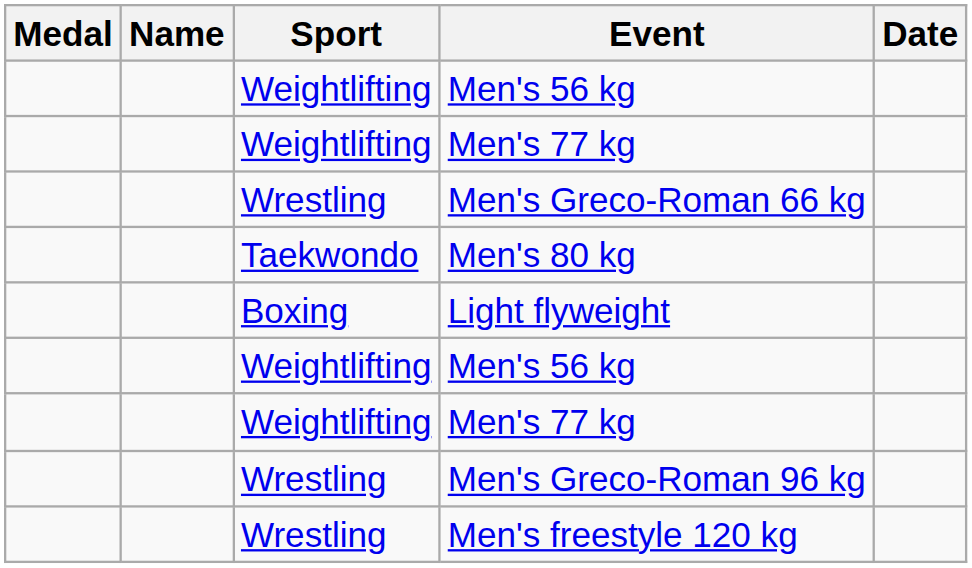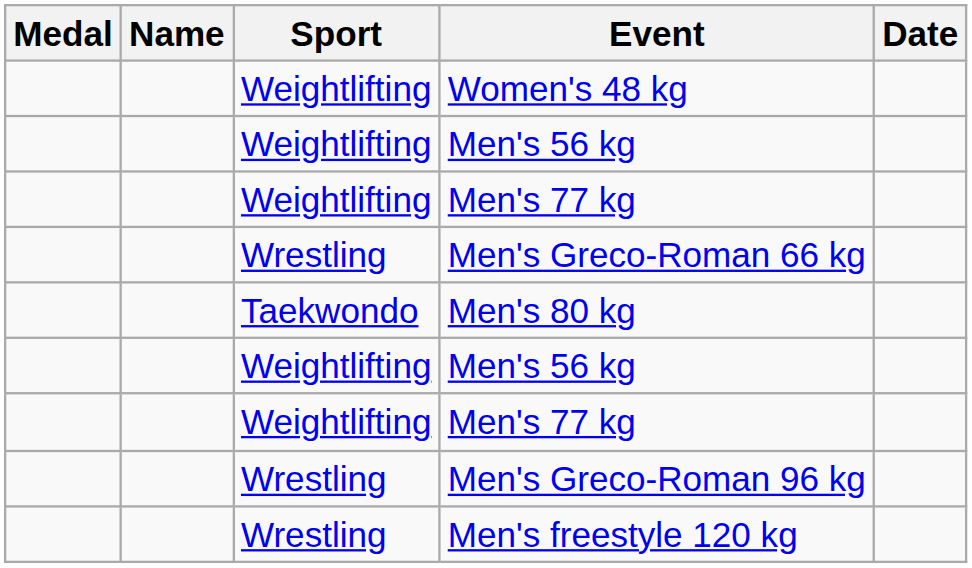+ row: (336, 89)
- row: (295, 311)
